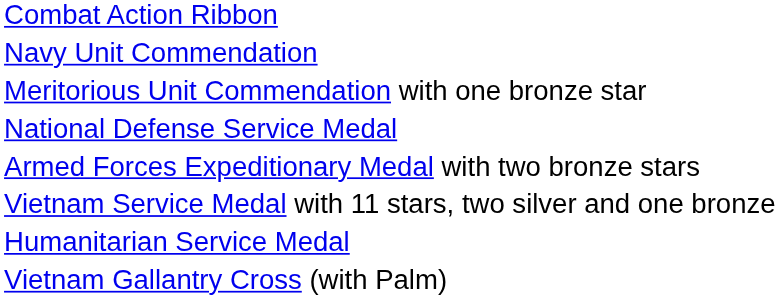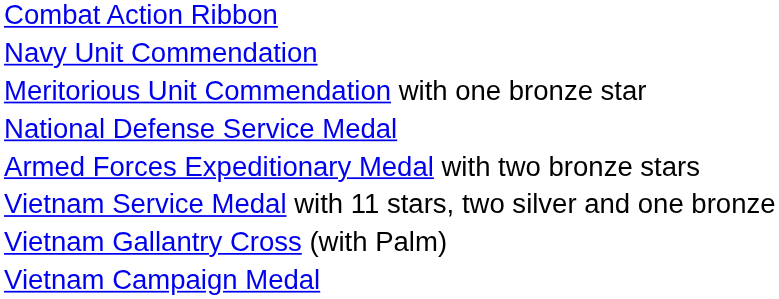- row: (177, 242)
+ row: (162, 280)
